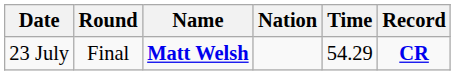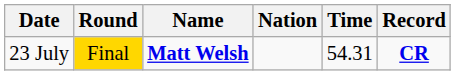(108, 53) no background -> (108, 53) gold background
(350, 53) 54.29 -> (350, 53) 54.31
